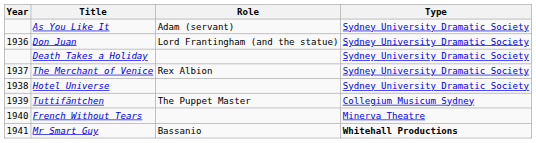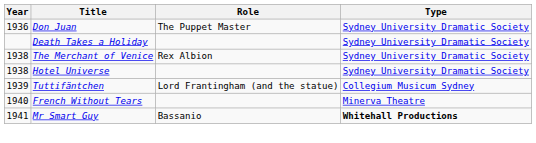- row: (71, 27)
(248, 41) Lord Frantingham (and the statue) -> (204, 27) The Puppet Master
(17, 71) 1937 -> (17, 56) 1938
(204, 101) The Puppet Master -> (248, 86) Lord Frantingham (and the statue)
